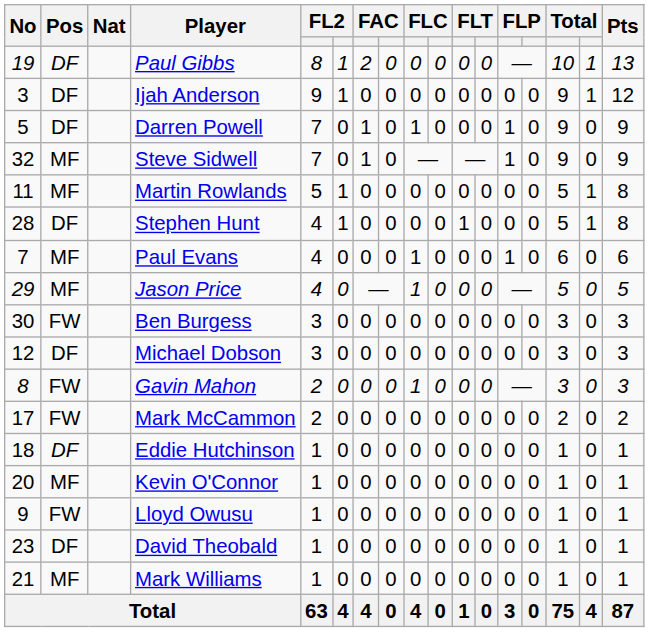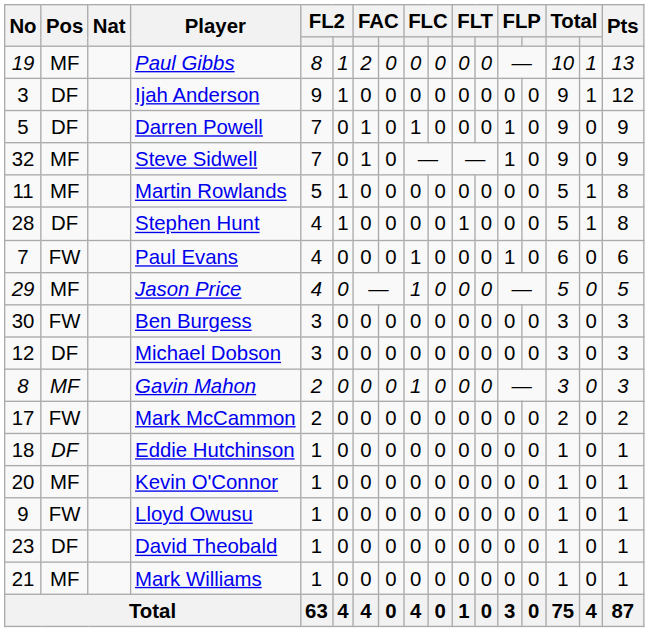(65, 63) DF -> (65, 63) MF
(65, 256) MF -> (65, 256) FW
(65, 385) FW -> (65, 385) MF
